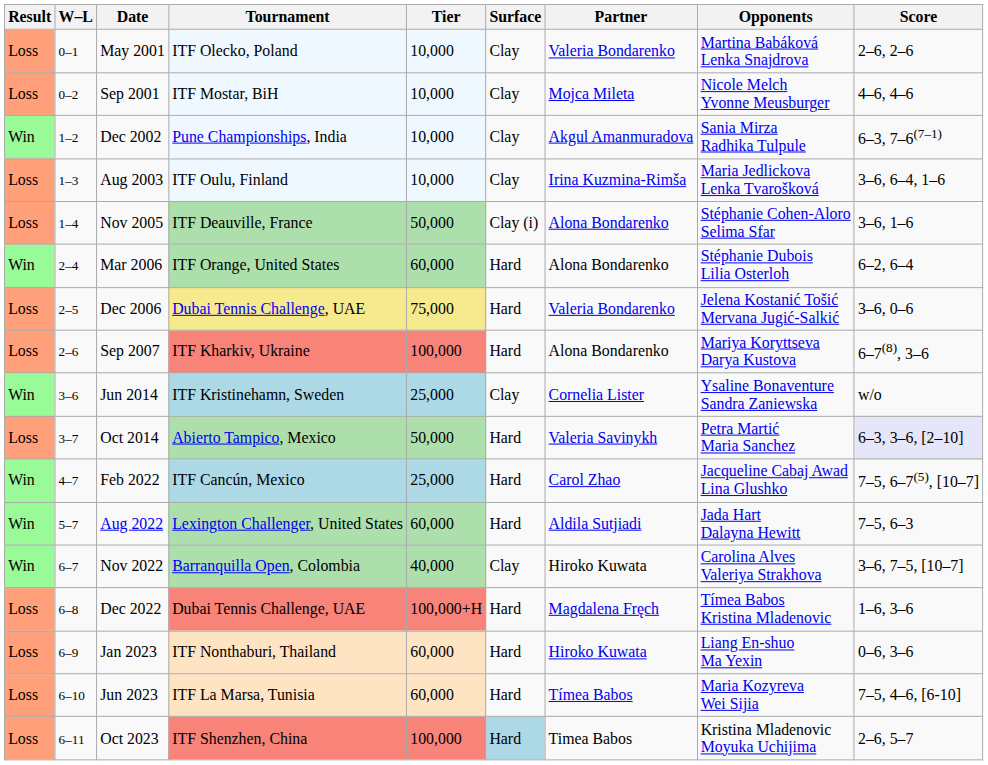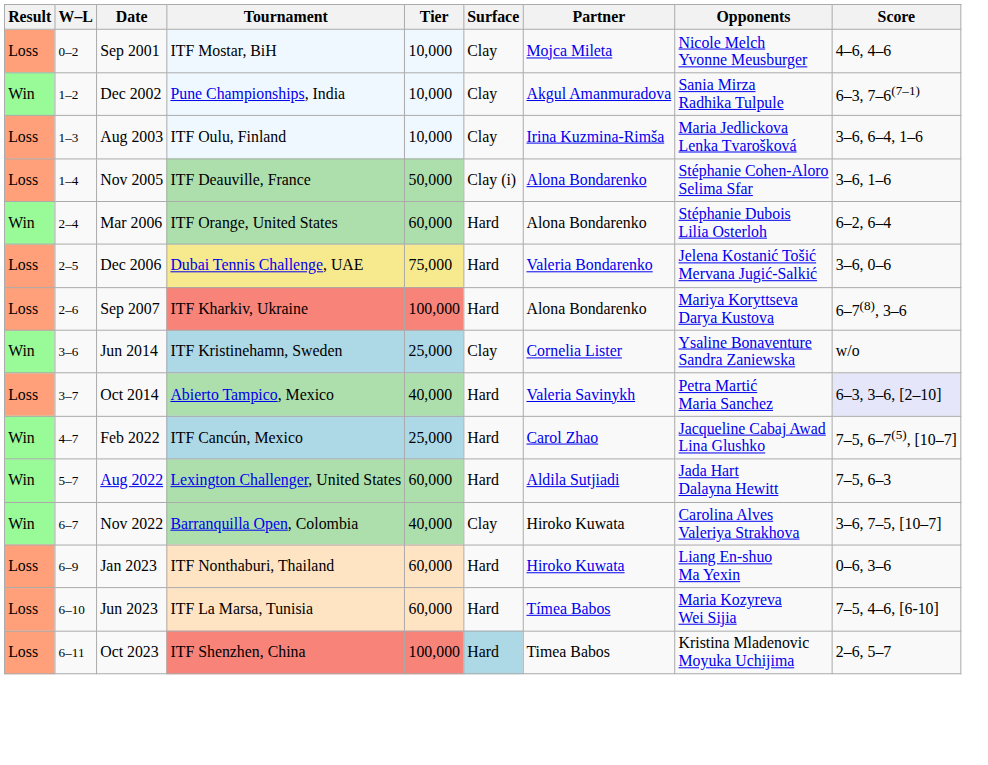- row: (133, 51)
(432, 437) 50,000 -> (430, 394) 40,000
- row: (131, 609)
